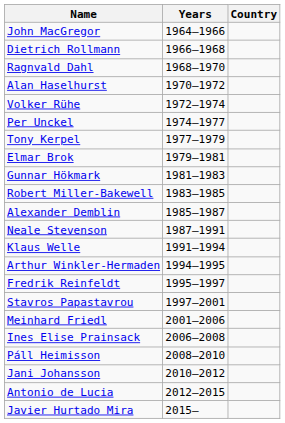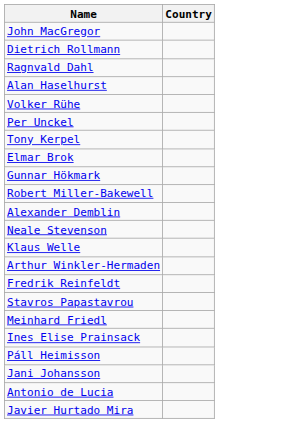- column: (195, 13)
